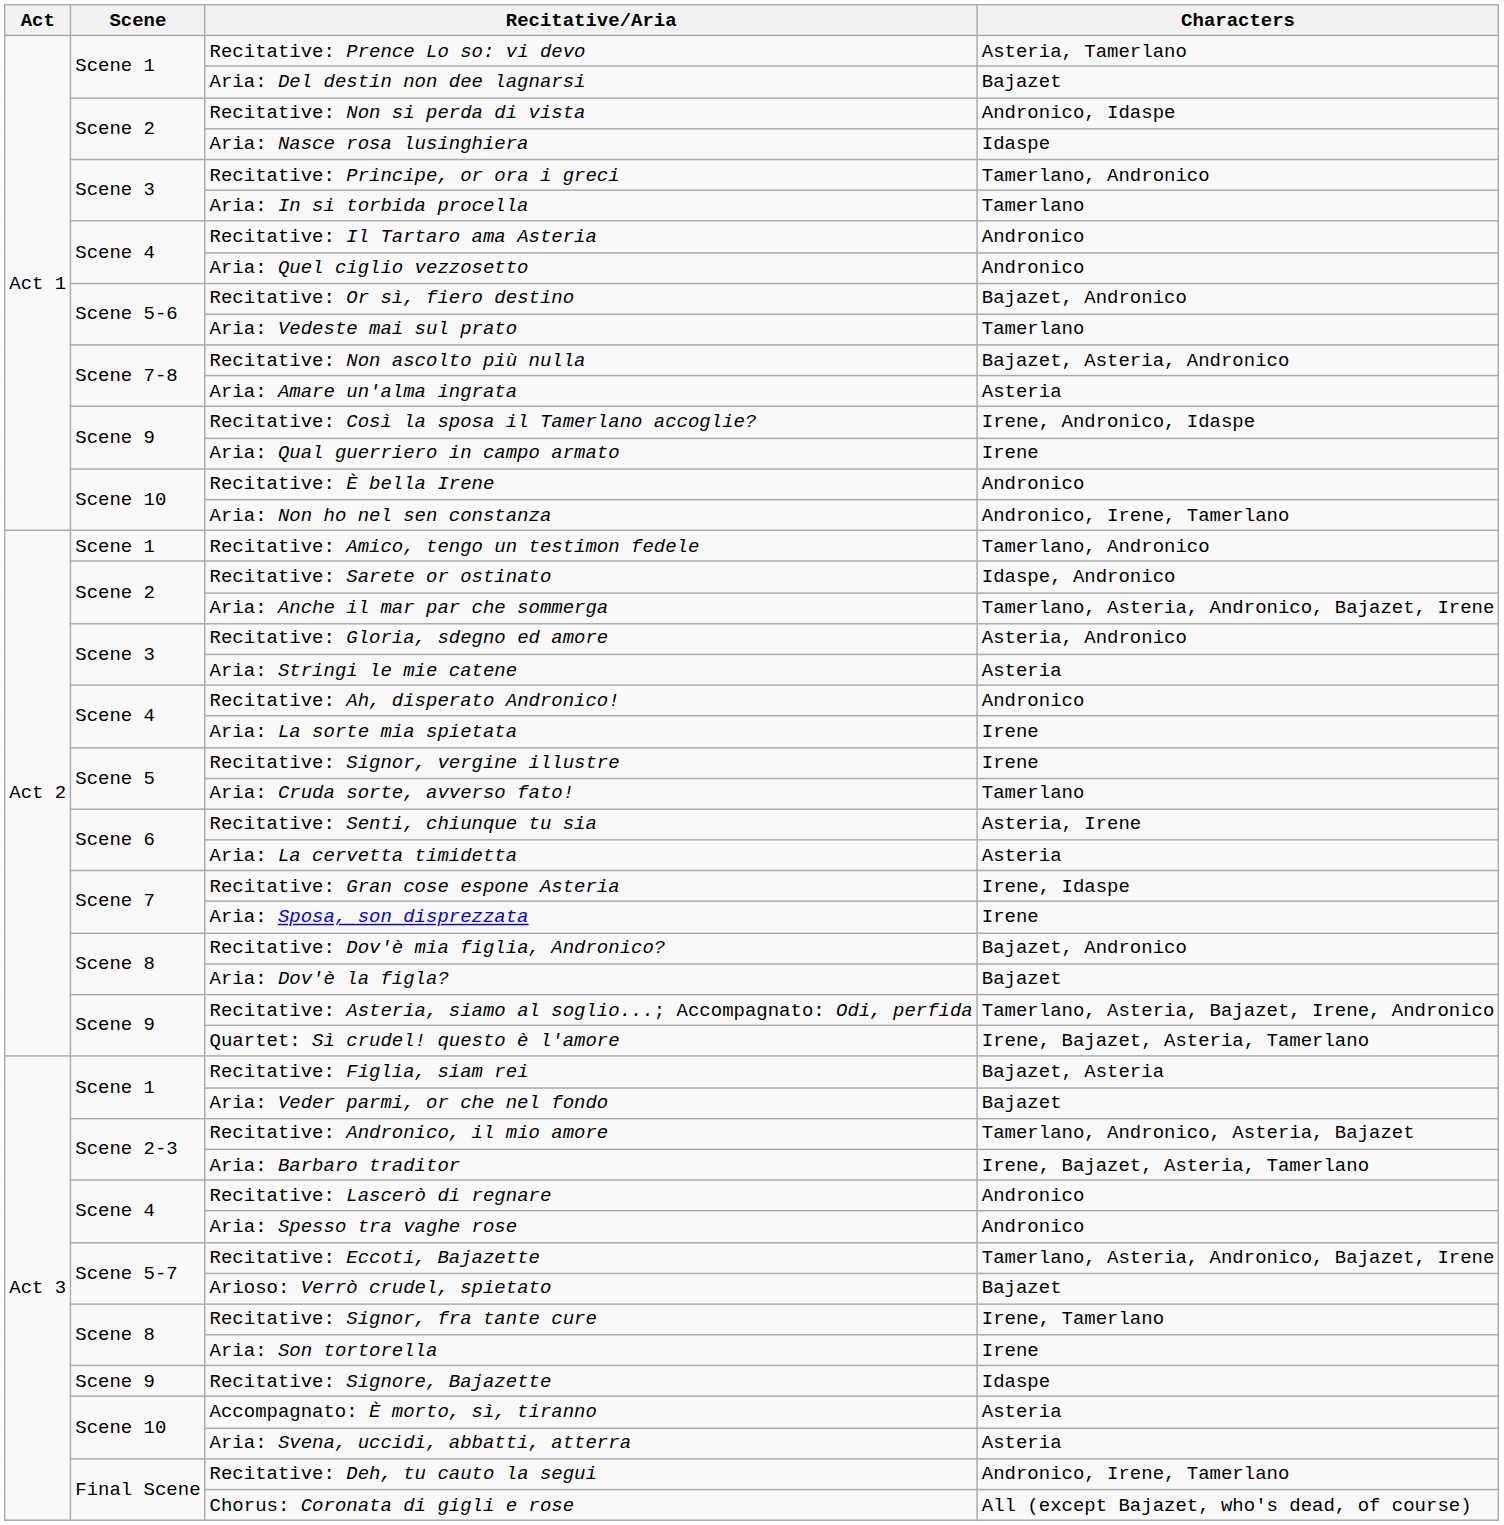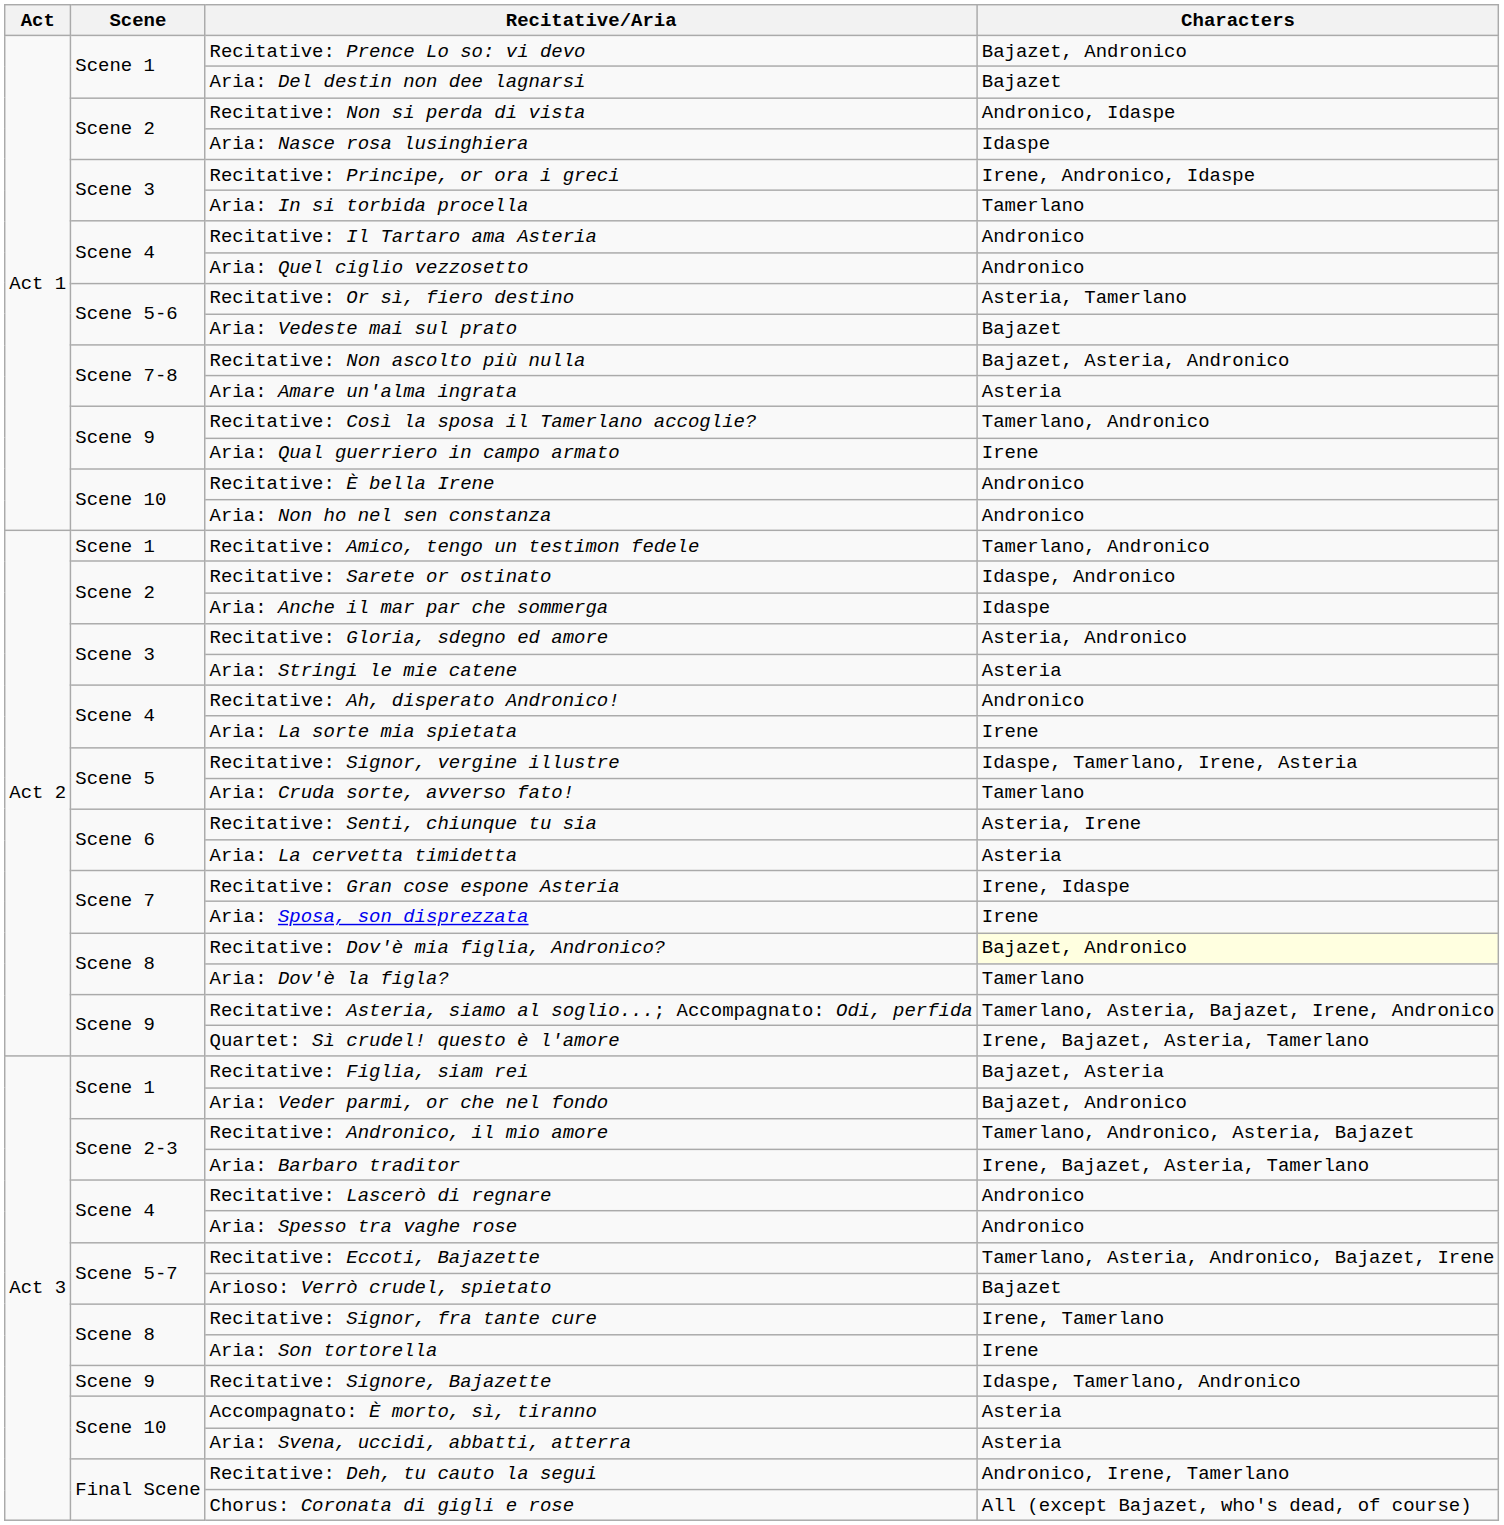(1084, 51) Asteria, Tamerlano -> (1084, 51) Bajazet, Andronico
(1096, 175) Tamerlano, Andronico -> (1118, 175) Irene, Andronico, Idaspe
(1084, 299) Bajazet, Andronico -> (1084, 299) Asteria, Tamerlano
(1033, 330) Tamerlano -> (1022, 330) Bajazet
(1118, 422) Irene, Andronico, Idaspe -> (1096, 422) Tamerlano, Andronico
(1136, 515) Andronico, Irene, Tamerlano -> (1033, 515) Andronico
(1238, 608) Tamerlano, Asteria, Andronico, Bajazet, Irene -> (1016, 608) Idaspe
(1010, 763) Irene -> (1170, 763) Idaspe, Tamerlano, Irene, Asteria
(1084, 948) no background -> (1084, 948) lightyellow background
(1022, 979) Bajazet -> (1033, 979) Tamerlano
(1022, 1103) Bajazet -> (1084, 1103) Bajazet, Andronico
(1016, 1381) Idaspe -> (1141, 1381) Idaspe, Tamerlano, Andronico
